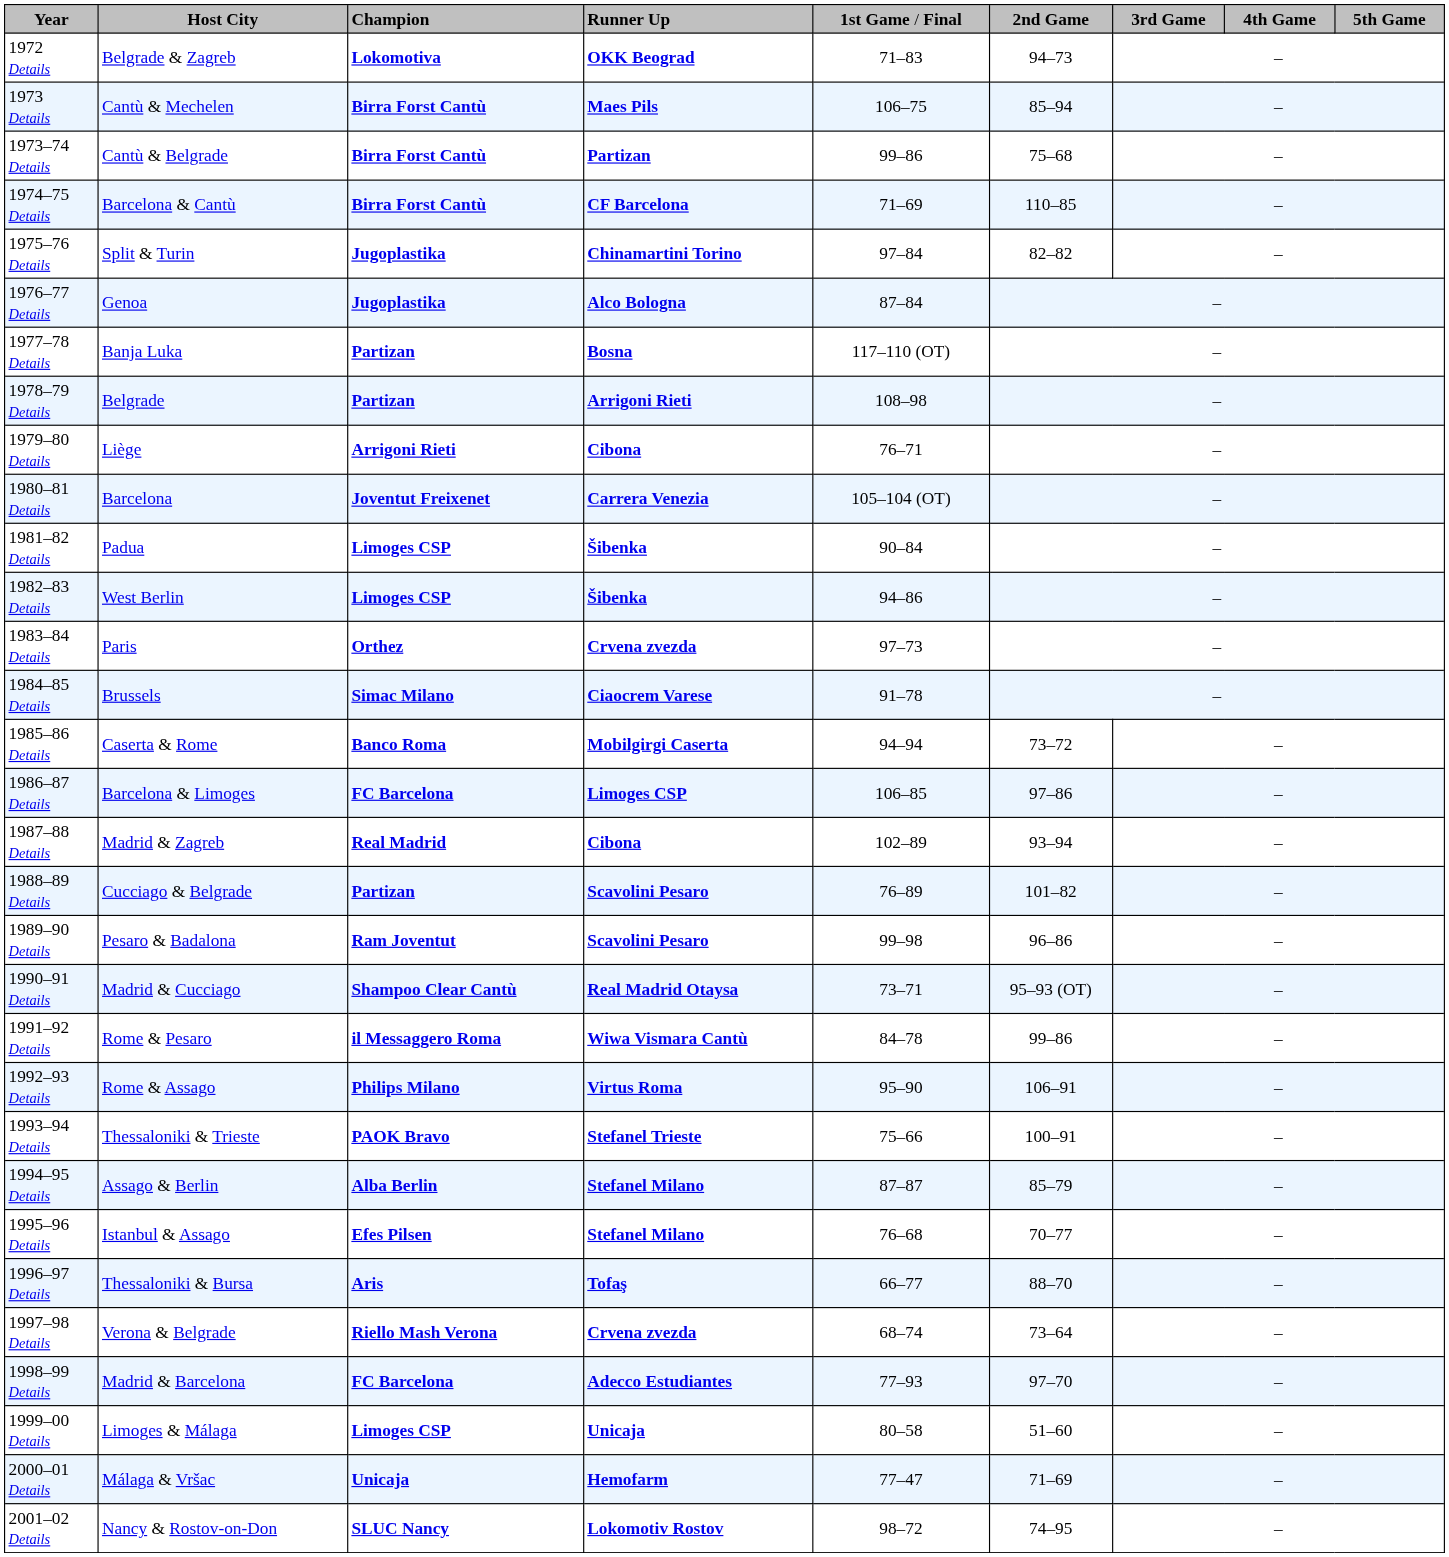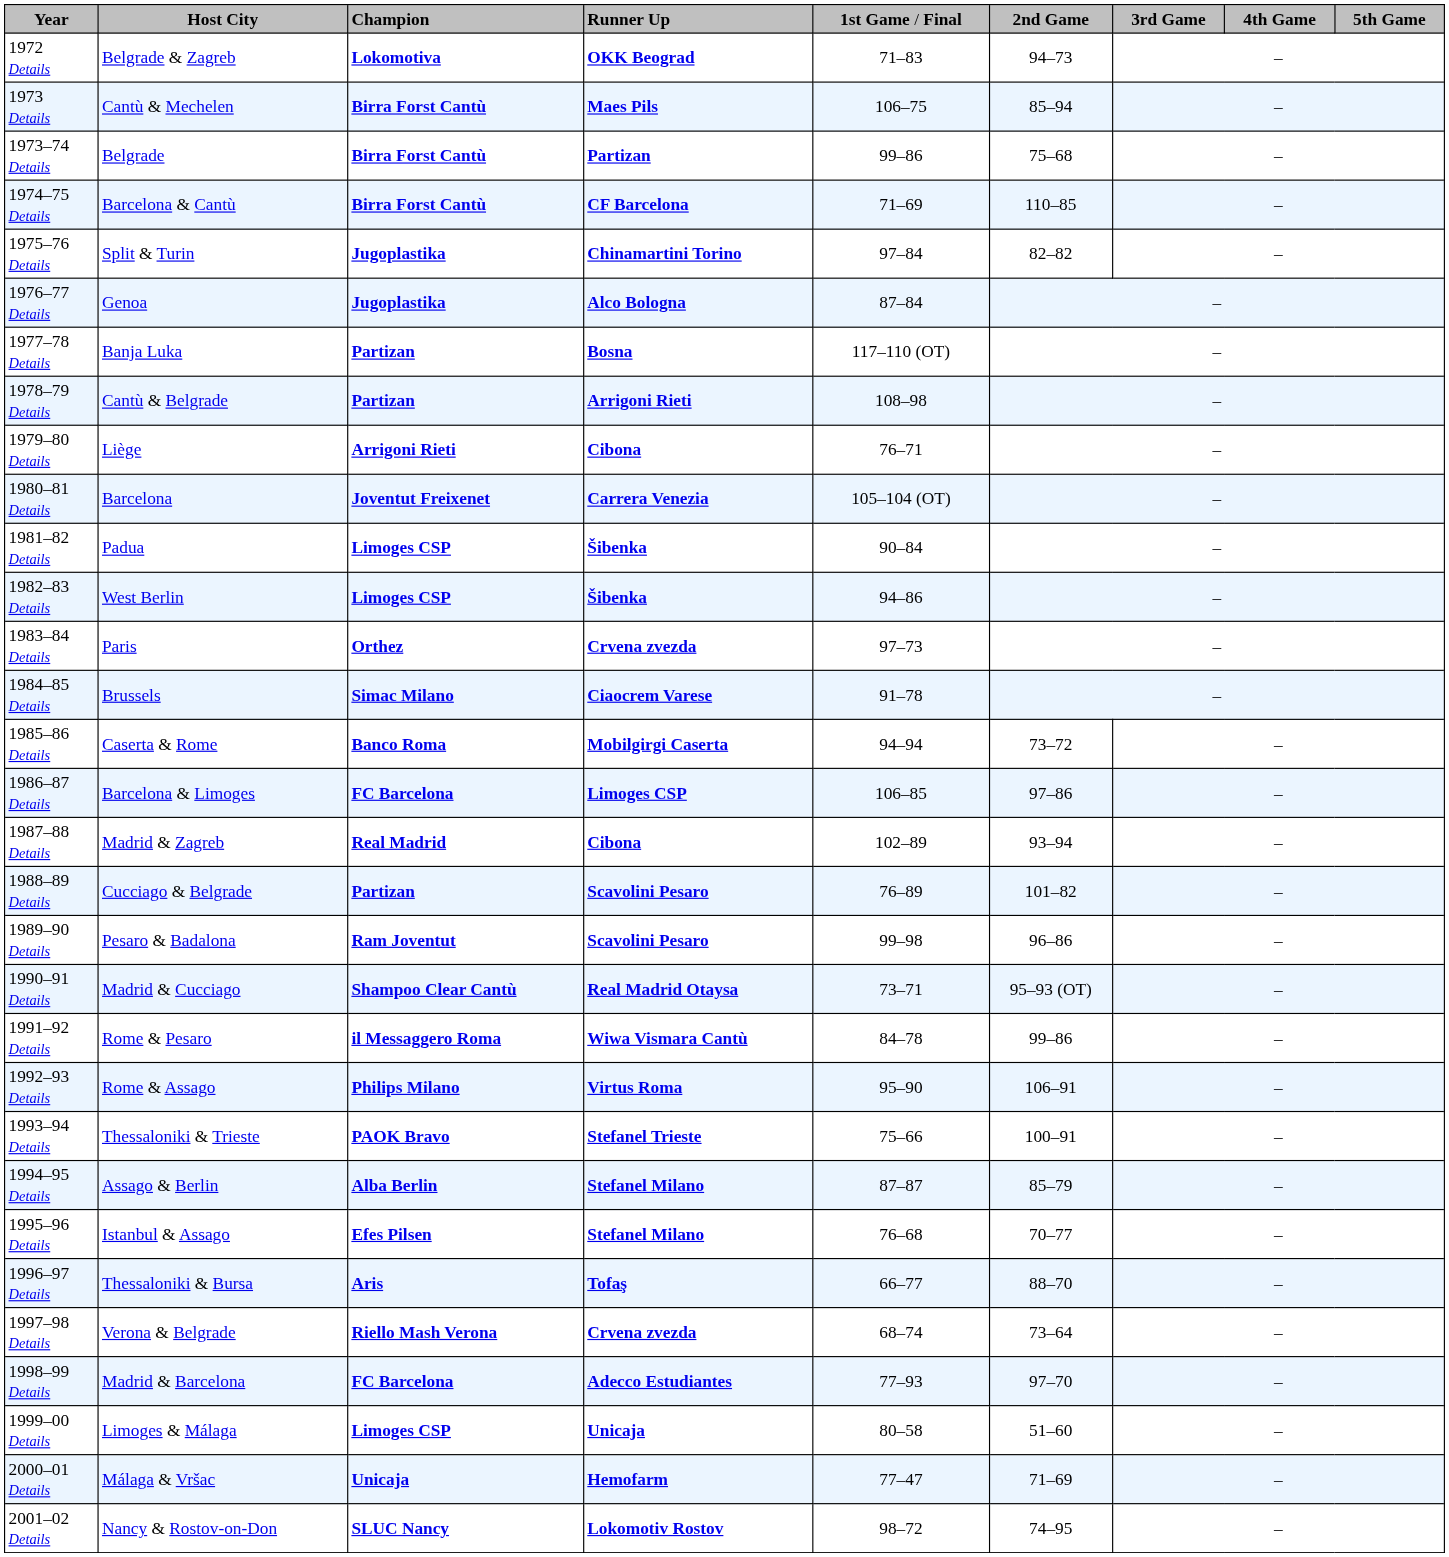(165, 155) Cantù & Belgrade -> (133, 155) Belgrade
(133, 400) Belgrade -> (165, 400) Cantù & Belgrade
